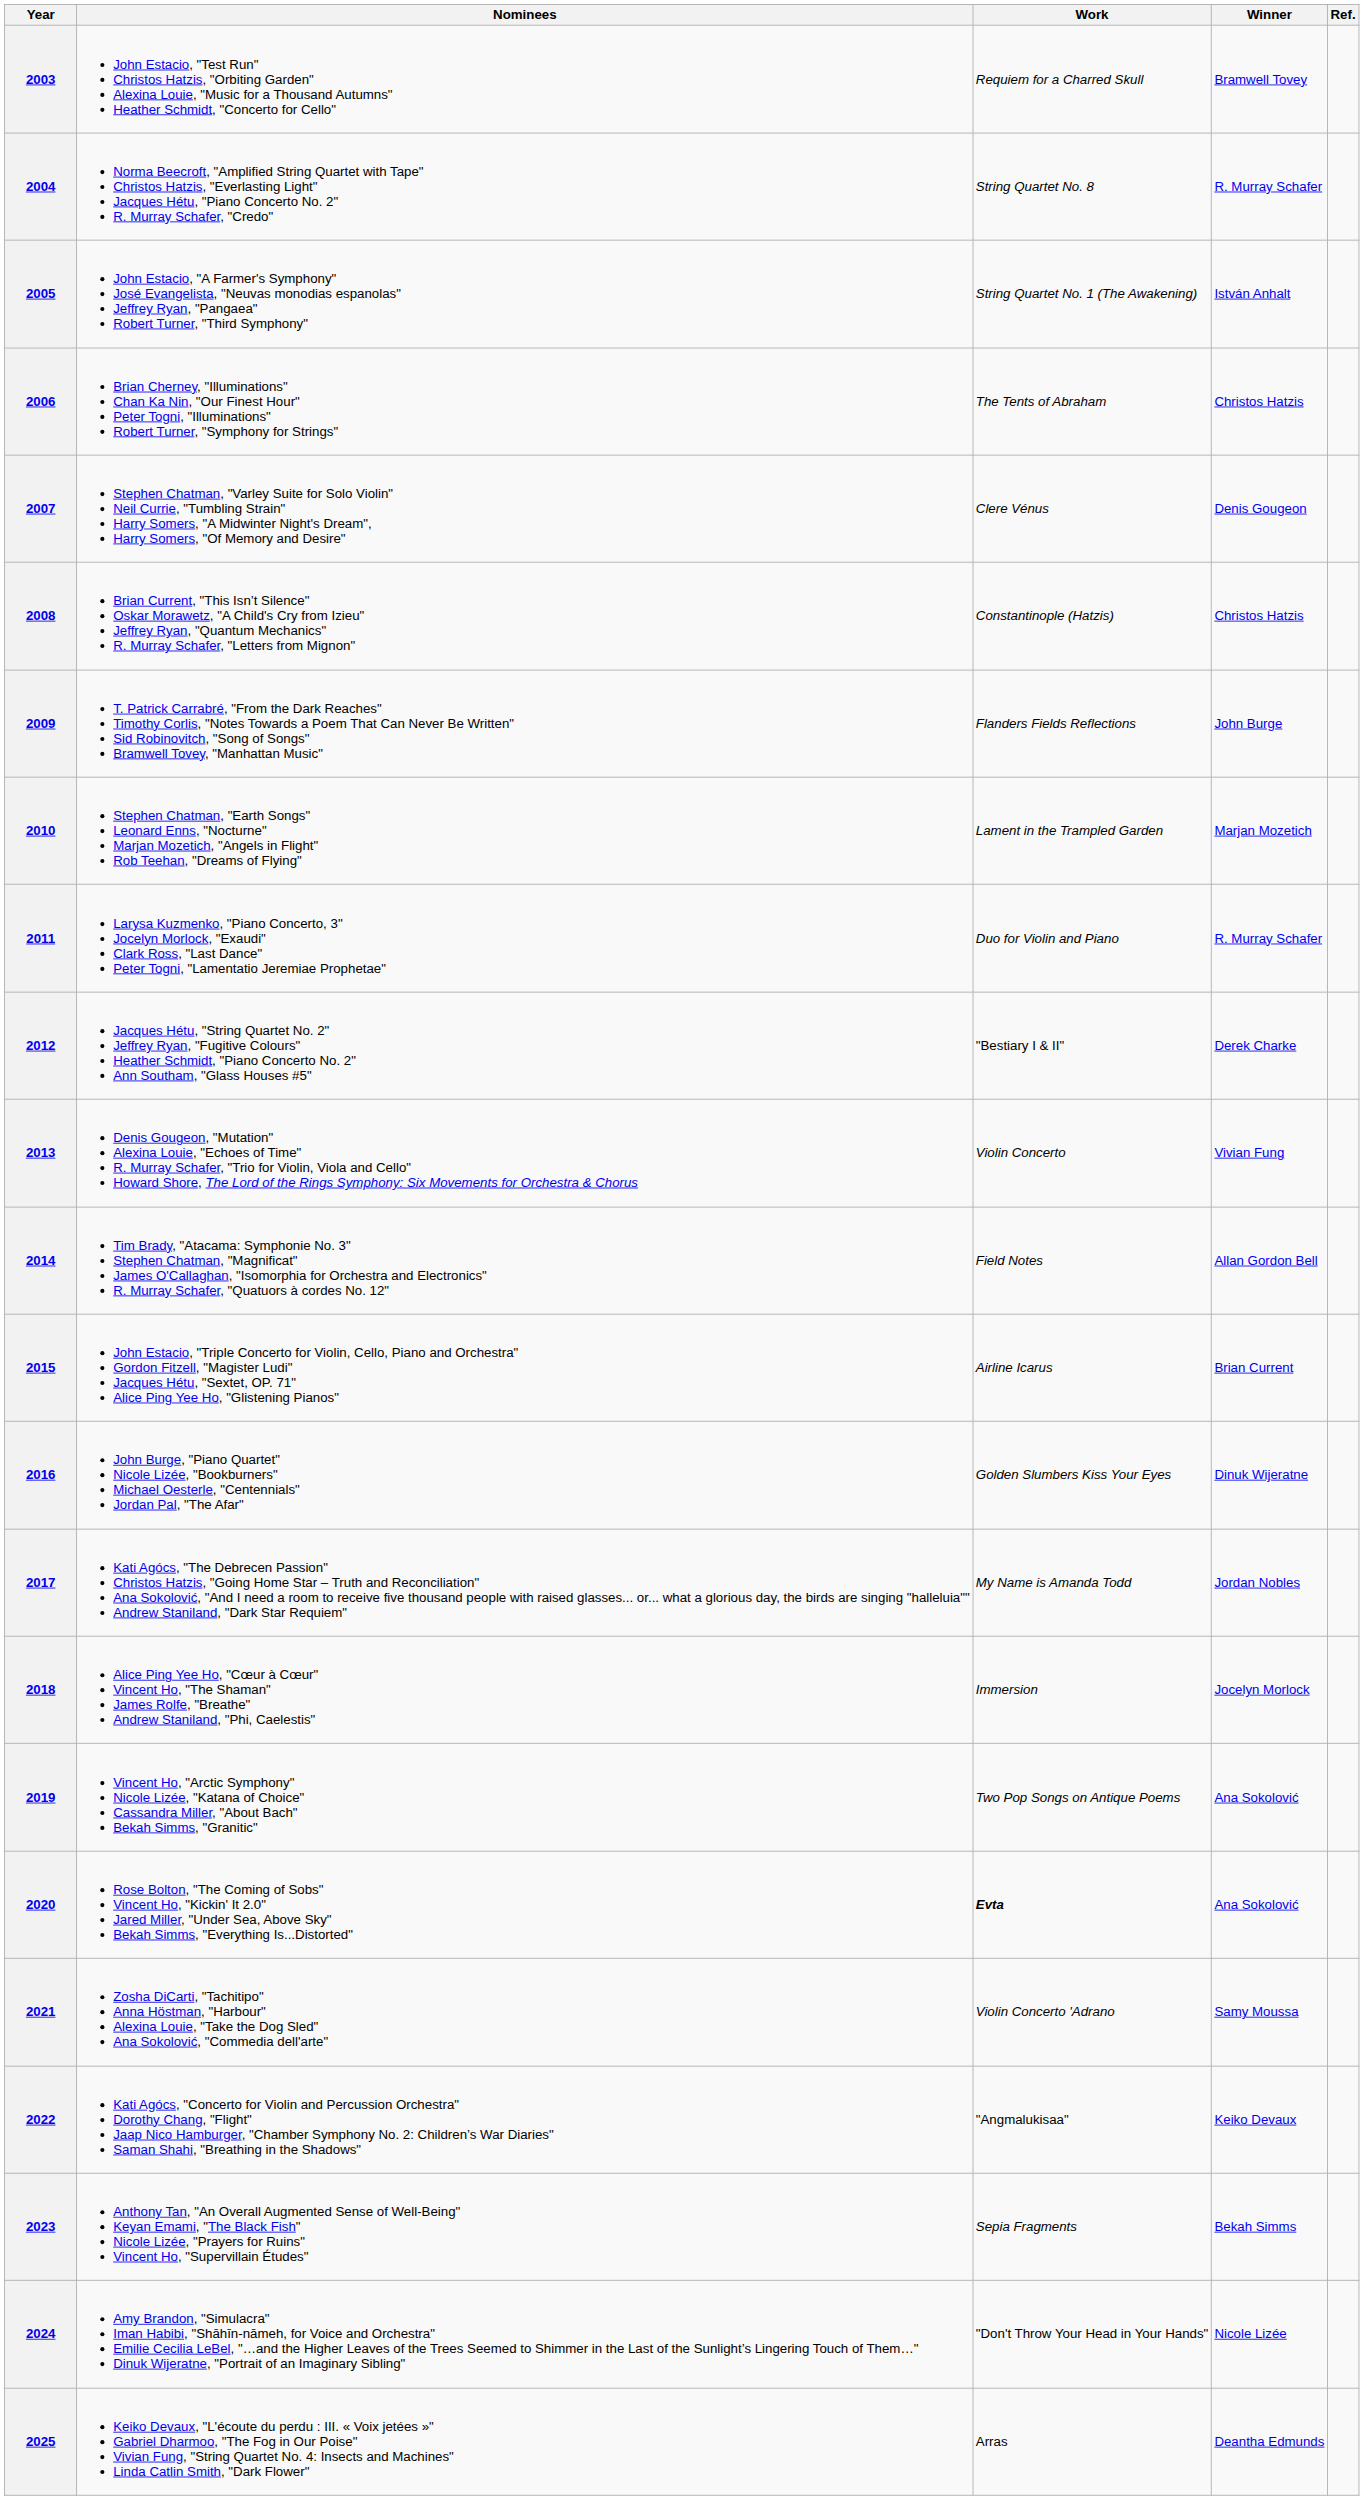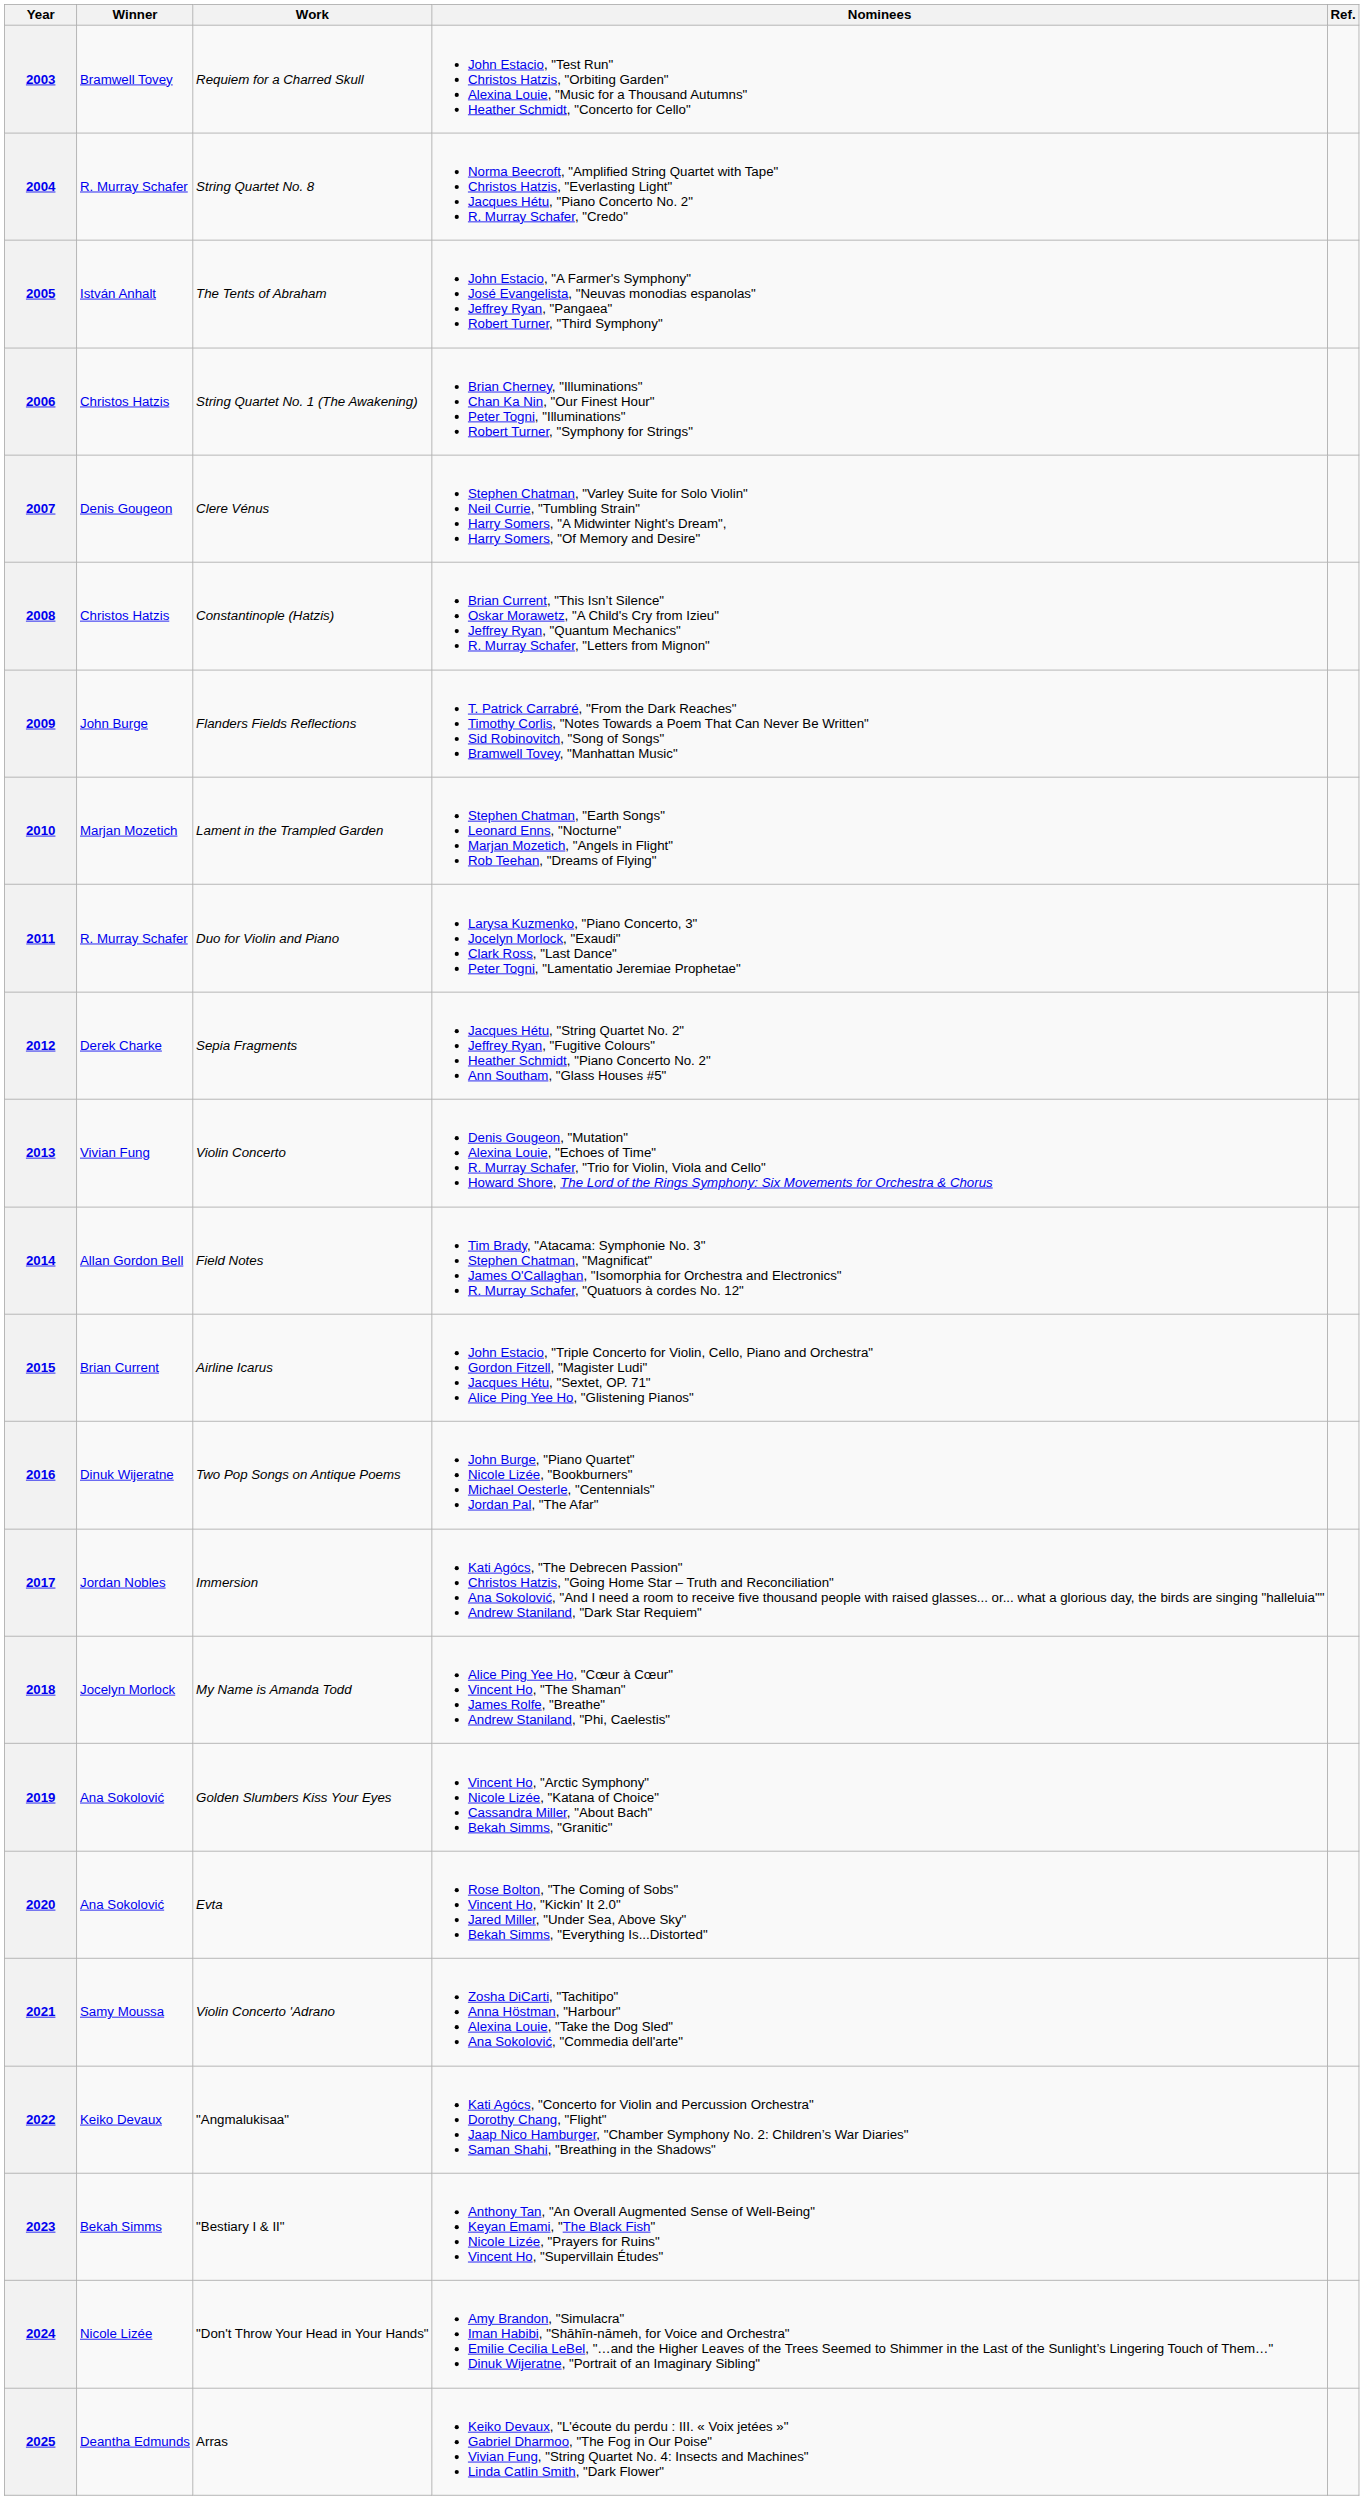columns swapped: (1269, 15) <-> (525, 15)
(1087, 294) String Quartet No. 1 (The Awakening) -> (261, 294) The Tents of Abraham
(1041, 401) The Tents of Abraham -> (307, 401) String Quartet No. 1 (The Awakening)
(1020, 1045) "Bestiary I & II" -> (247, 1045) Sepia Fragments
(1073, 1475) Golden Slumbers Kiss Your Eyes -> (298, 1475) Two Pop Songs on Antique Poems
(1054, 1582) My Name is Amanda Todd -> (227, 1582) Immersion
(1007, 1689) Immersion -> (274, 1689) My Name is Amanda Todd
(1078, 1797) Two Pop Songs on Antique Poems -> (294, 1797) Golden Slumbers Kiss Your Eyes
(990, 1904) bold -> (209, 1904) normal
(1026, 2226) Sepia Fragments -> (240, 2226) "Bestiary I & II"
